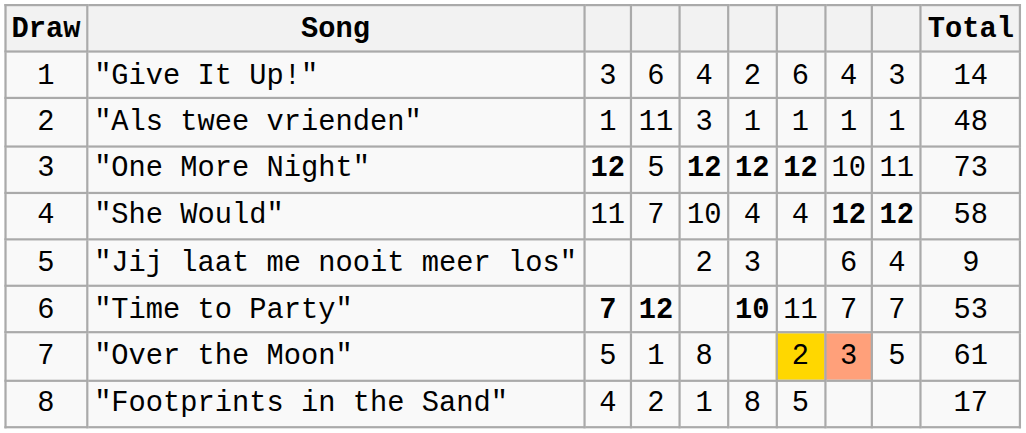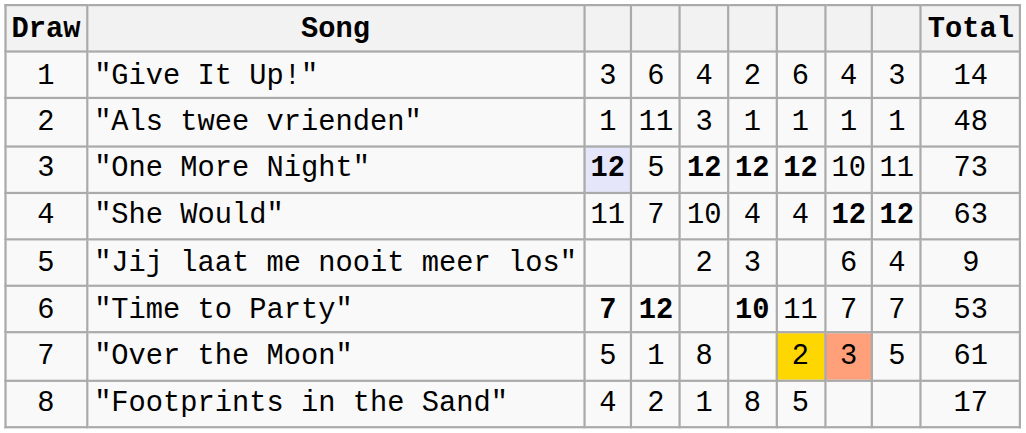(608, 169) no background -> (608, 169) lavender background
(971, 216) 58 -> (971, 216) 63
